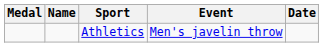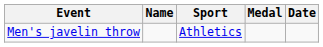columns swapped: (25, 14) <-> (216, 14)
